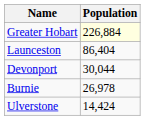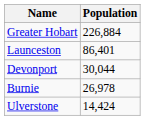(102, 32) lightyellow background -> (102, 32) no background
(99, 50) 86,404 -> (99, 50) 86,401
